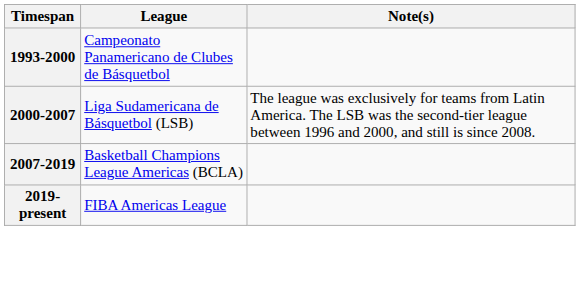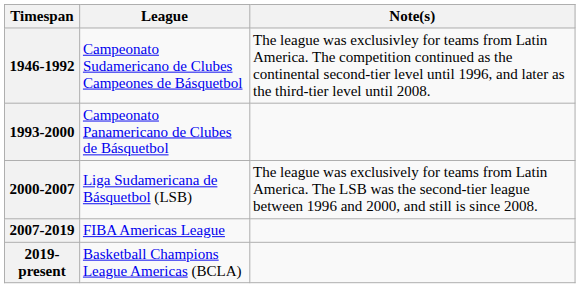+ row: (42, 65)
(164, 164) Basketball Champions League Americas (BCLA) -> (154, 230) FIBA Americas League
(155, 204) FIBA Americas League -> (162, 262) Basketball Champions League Americas (BCLA)
